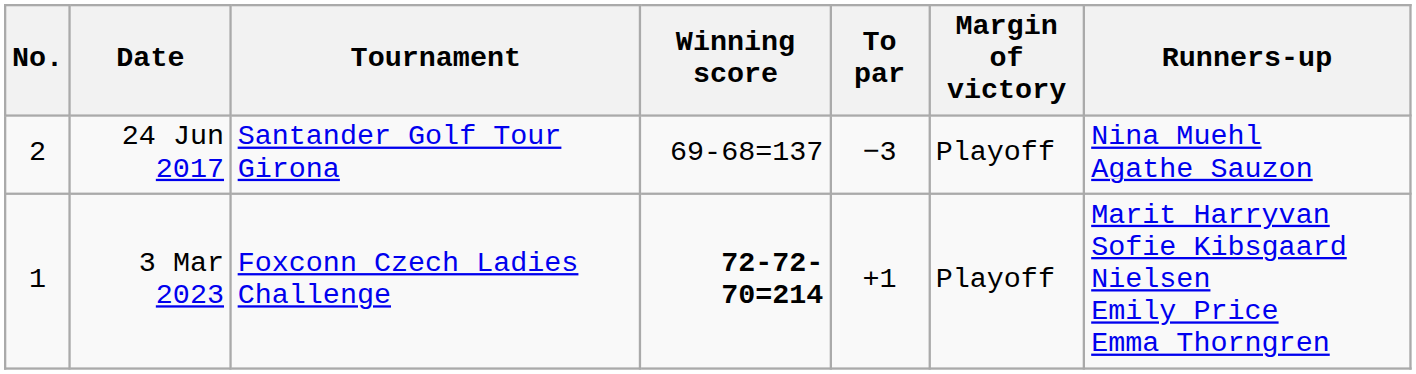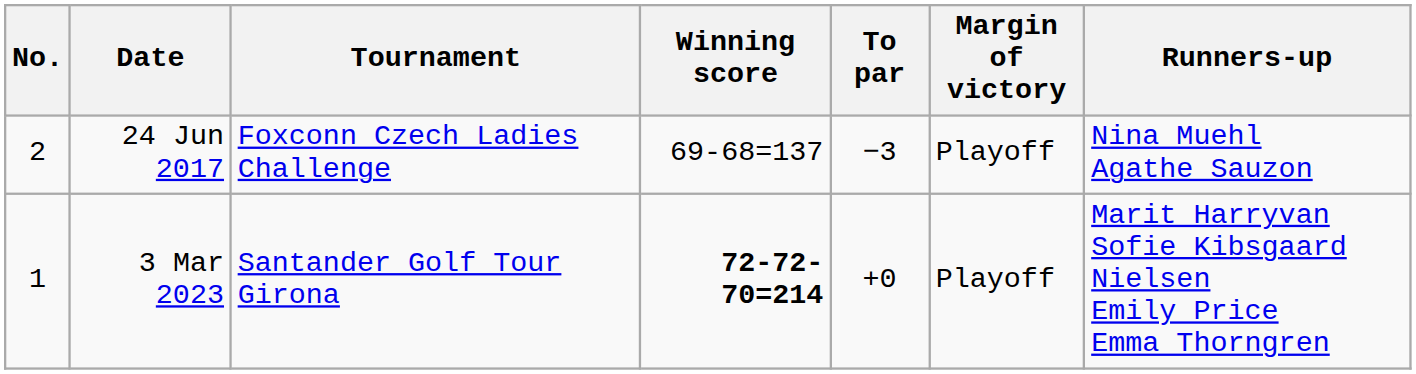(400, 155) Santander Golf Tour Girona -> (408, 155) Foxconn Czech Ladies Challenge
(408, 281) Foxconn Czech Ladies Challenge -> (400, 281) Santander Golf Tour Girona
(880, 281) +1 -> (880, 281) +0
